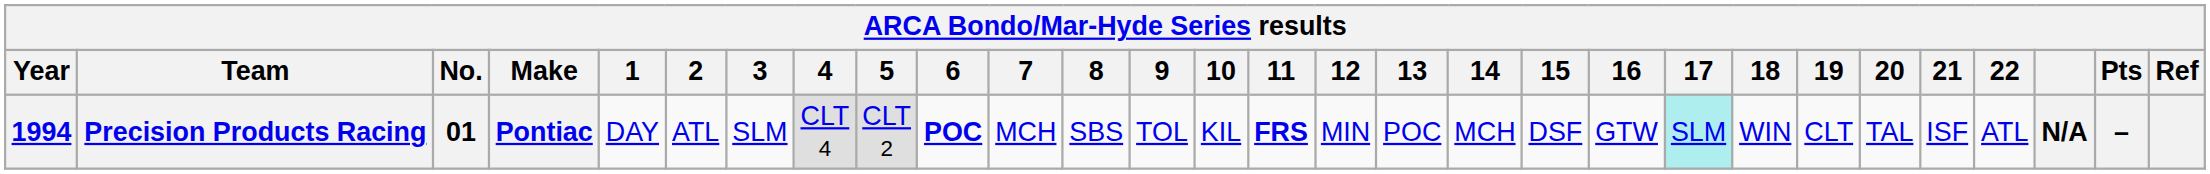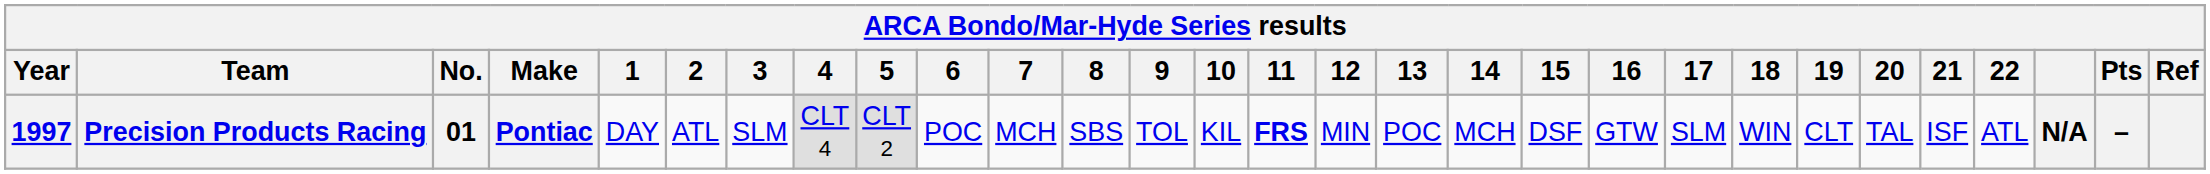(42, 132) 1994 -> (42, 132) 1997
(953, 132) bold -> (953, 132) normal
(1699, 132) paleturquoise background -> (1699, 132) no background
